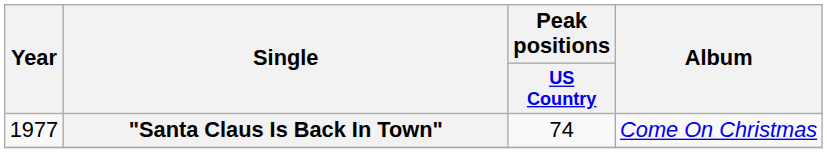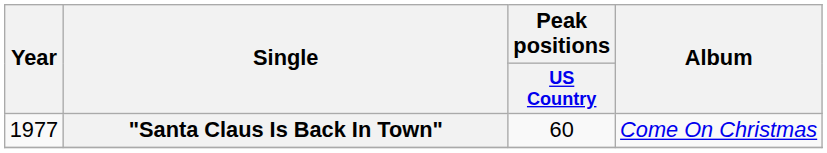(562, 130) 74 -> (562, 130) 60
